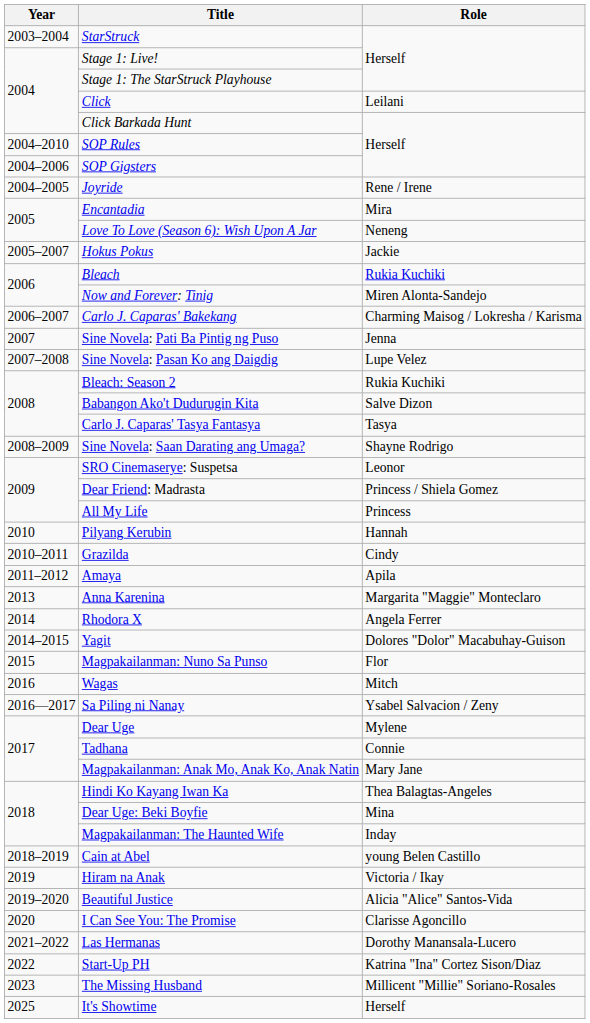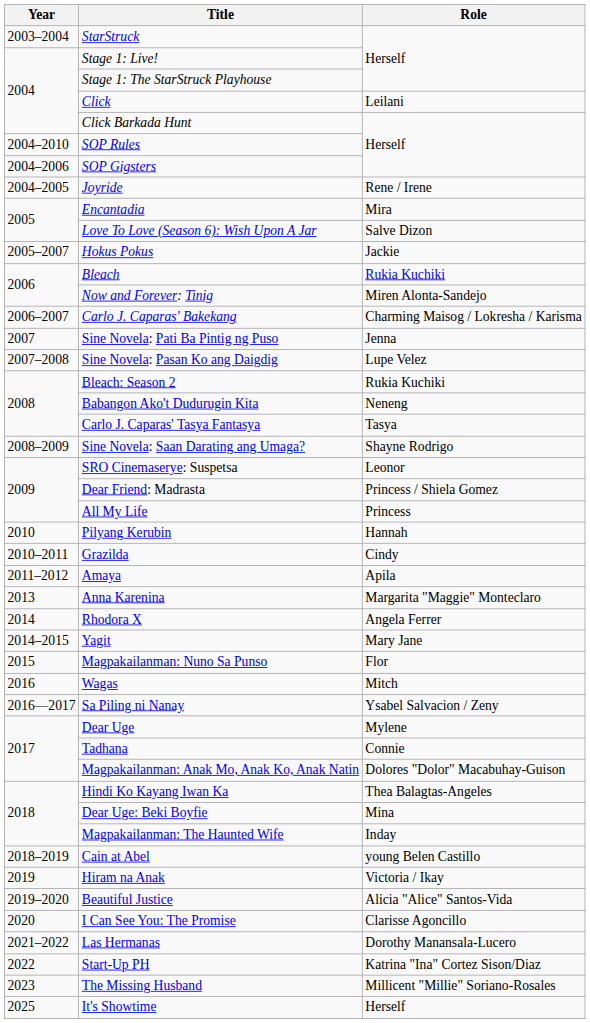(386, 230) Neneng -> (399, 230) Salve Dizon
(399, 403) Salve Dizon -> (386, 403) Neneng
(465, 640) Dolores "Dolor" Macabuhay-Guison -> (394, 640) Mary Jane
(394, 770) Mary Jane -> (465, 770) Dolores "Dolor" Macabuhay-Guison
